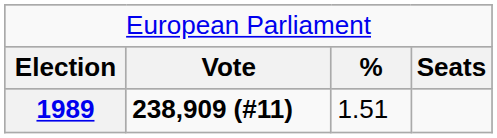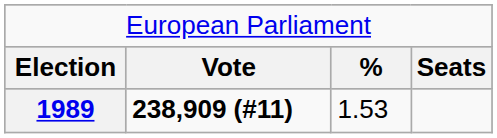(363, 109) 1.51 -> (363, 109) 1.53
